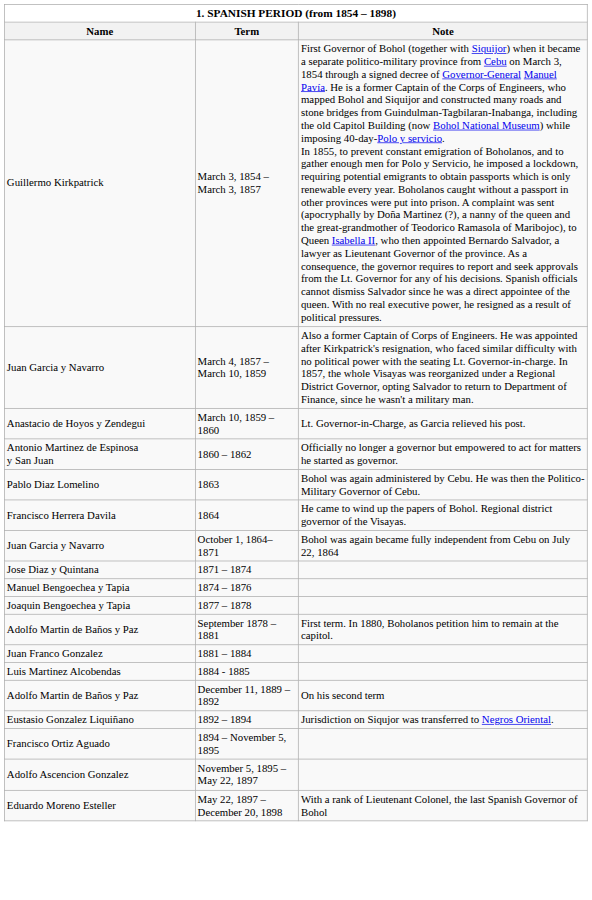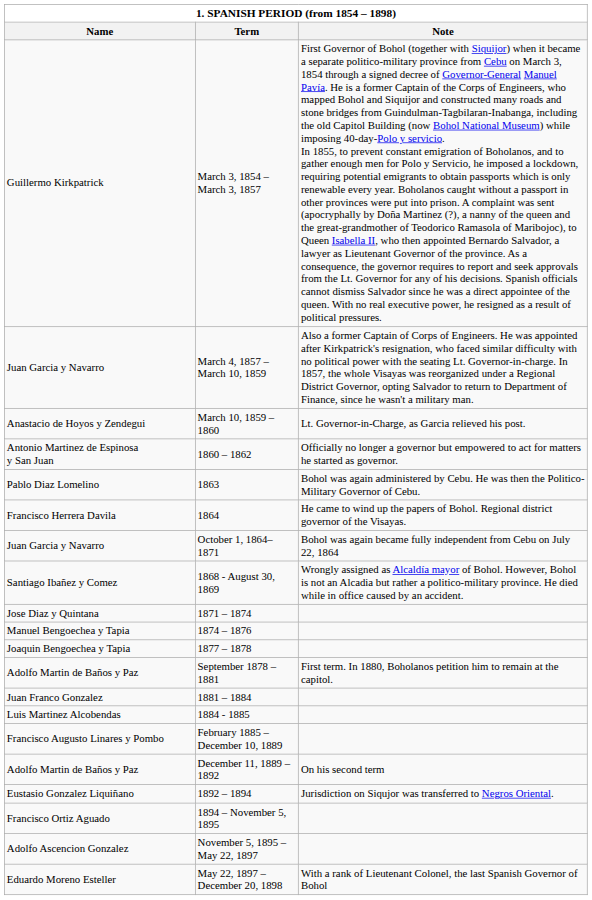+ row: (236, 582)
+ row: (240, 739)
